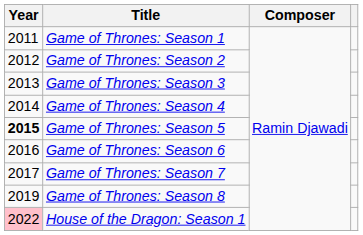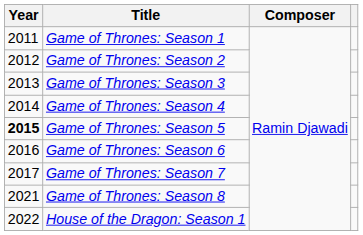(24, 196) 2019 -> (24, 196) 2021
(24, 219) pink background -> (24, 219) no background
